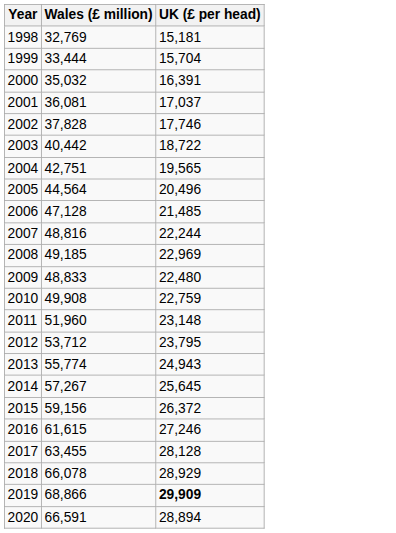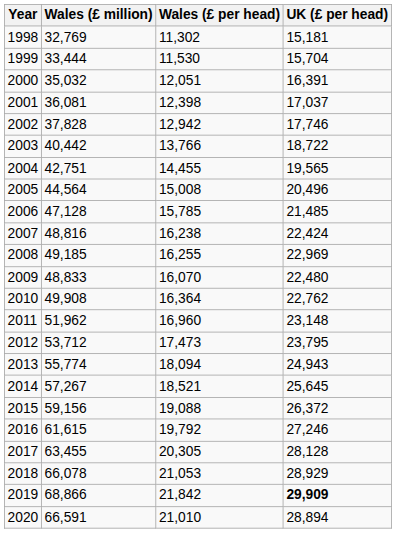+ column: (219, 15)
(180, 233) 22,244 -> (307, 233) 22,424
(180, 299) 22,759 -> (307, 299) 22,762
(66, 320) 51,960 -> (66, 320) 51,962
